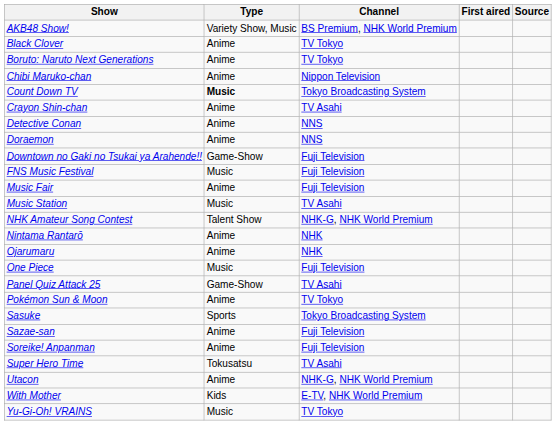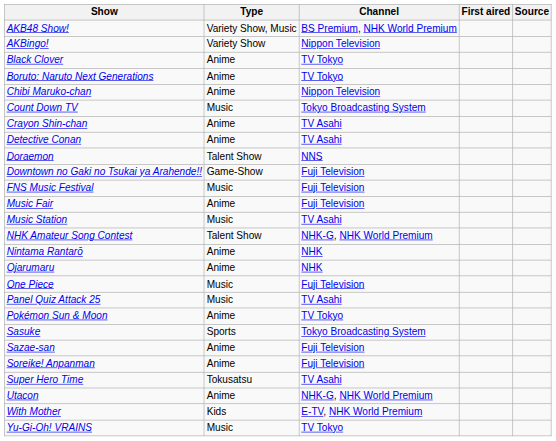+ row: (28, 44)
(221, 92) bold -> (220, 108) normal
(312, 124) NNS -> (321, 140) TV Asahi
(221, 140) Anime -> (234, 156) Talent Show
(235, 284) Game-Show -> (220, 300) Music
